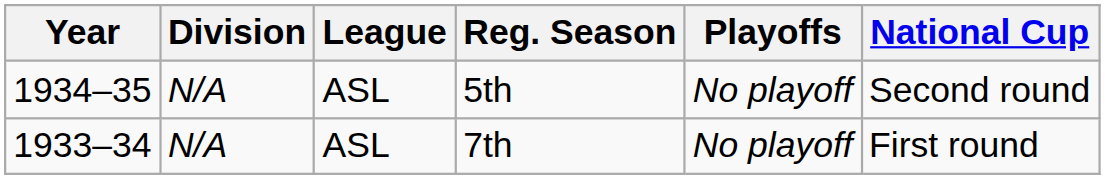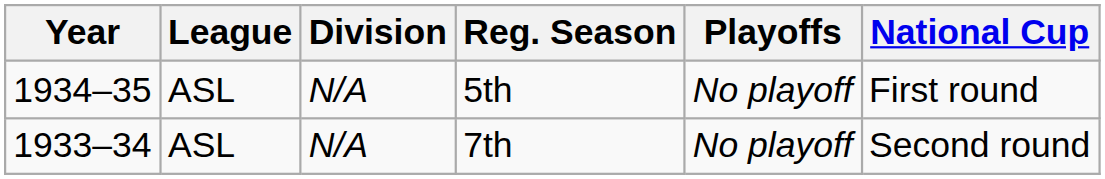columns swapped: (237, 32) <-> (385, 32)
(980, 88) Second round -> (954, 88) First round
(954, 145) First round -> (980, 145) Second round
